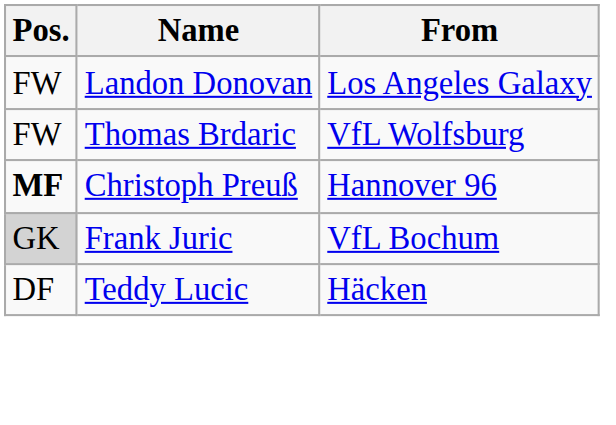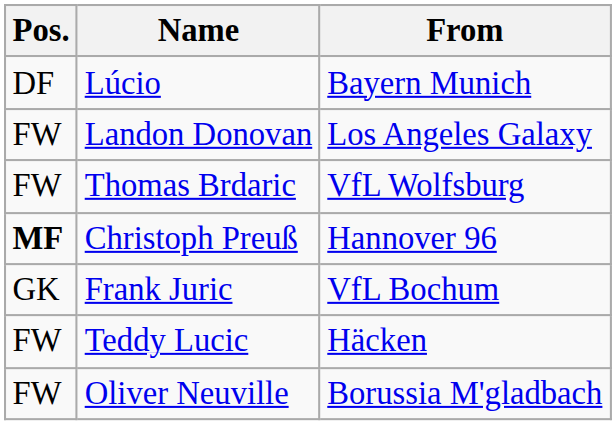+ row: (123, 82)
(36, 237) lightgrey background -> (36, 289) no background
(33, 289) DF -> (37, 340) FW
+ row: (187, 392)
